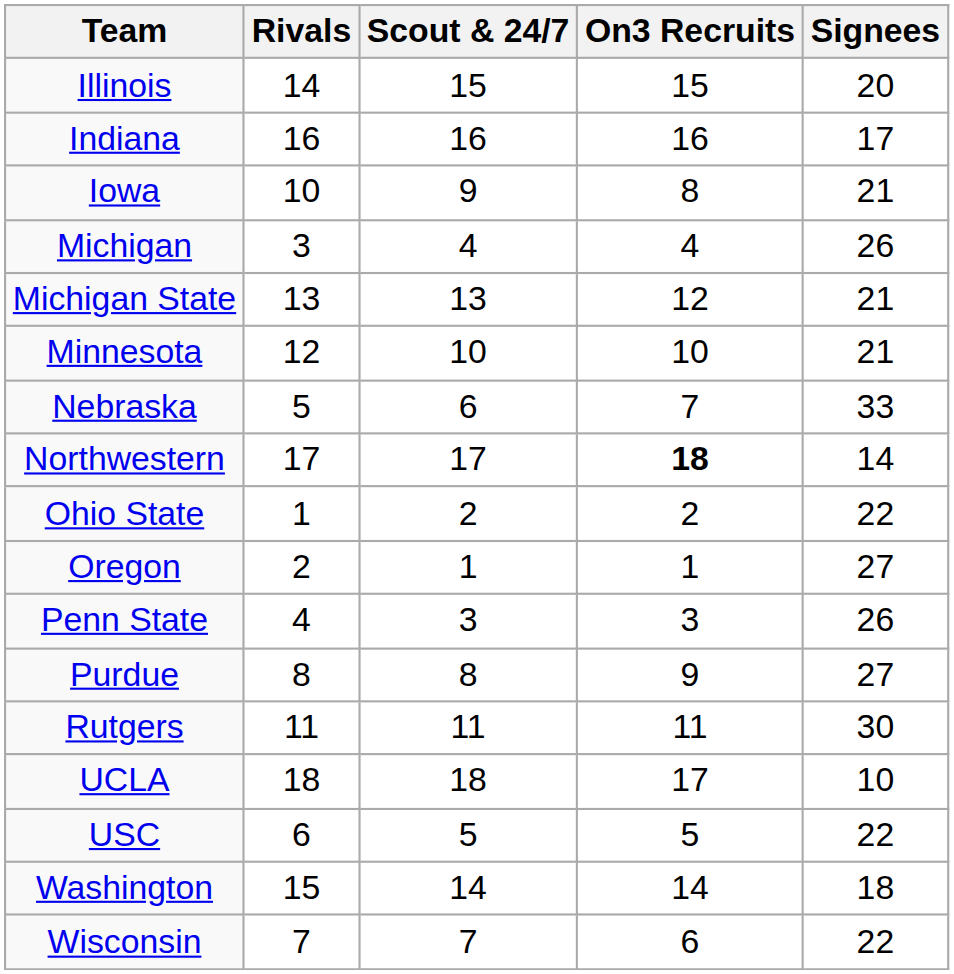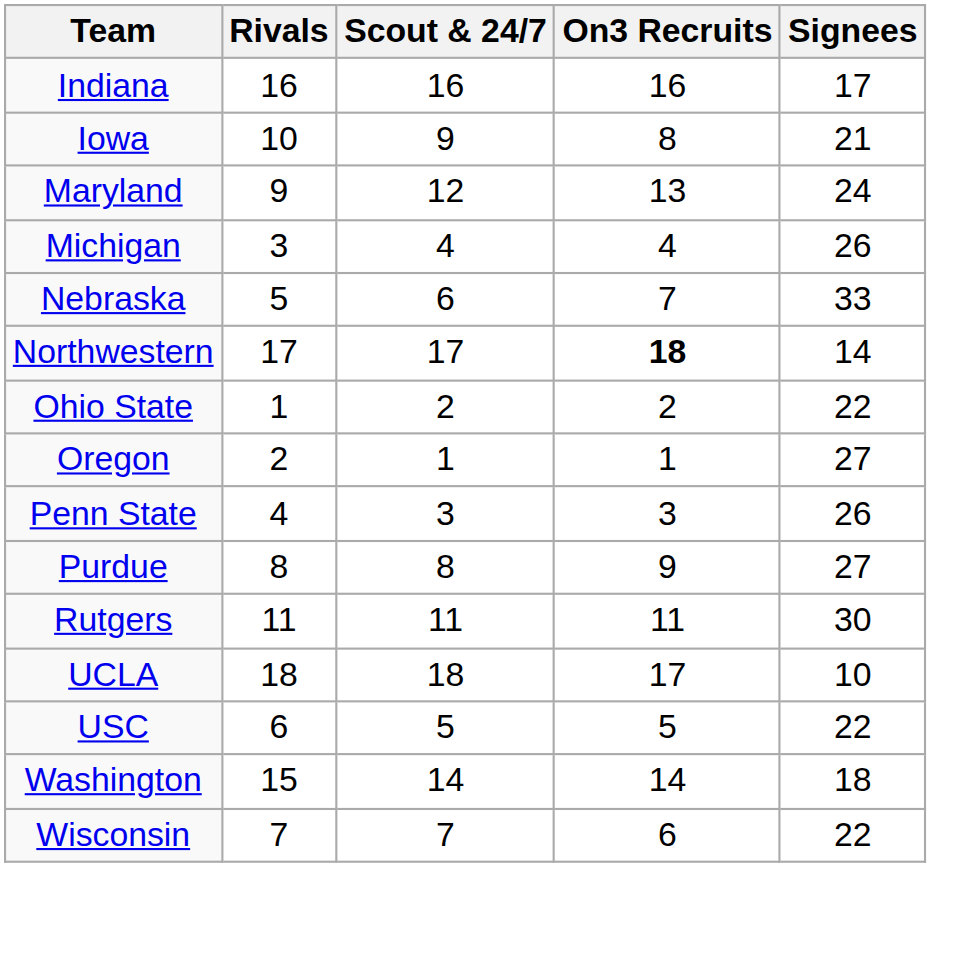- row: (125, 84)
+ row: (113, 191)
- row: (125, 298)
- row: (124, 352)
